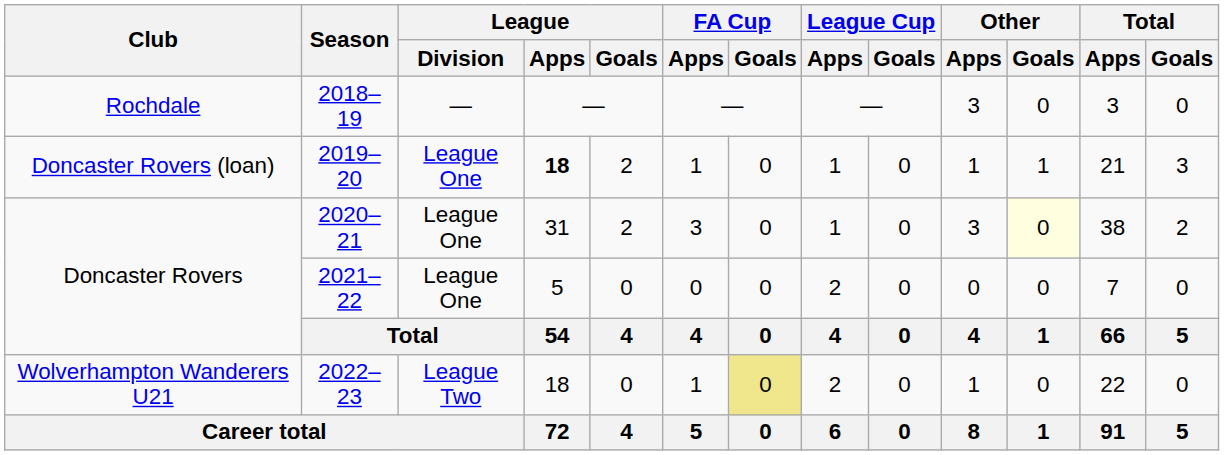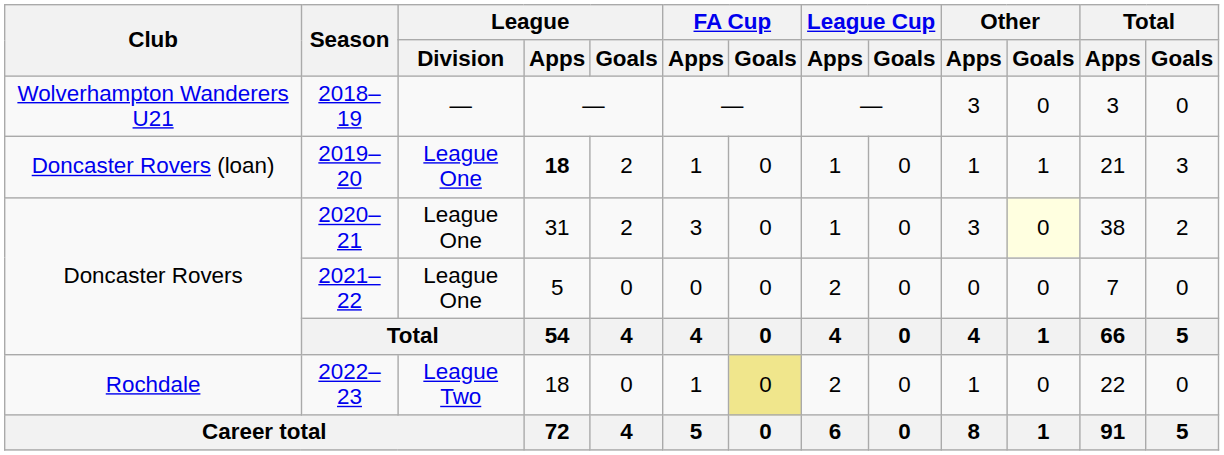(153, 105) Rochdale -> (153, 105) Wolverhampton Wanderers U21
(153, 384) Wolverhampton Wanderers U21 -> (153, 384) Rochdale
